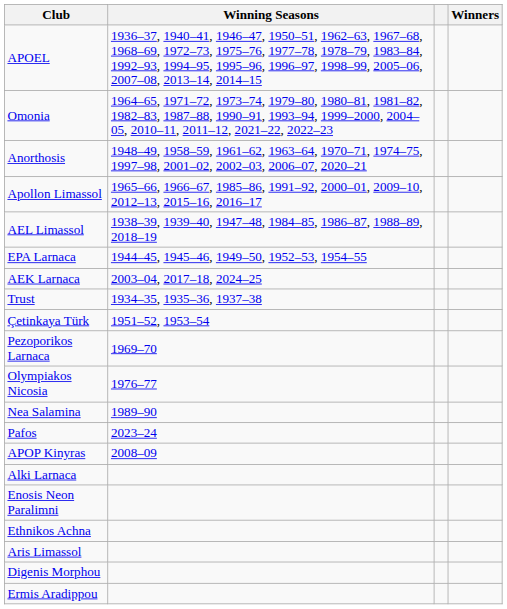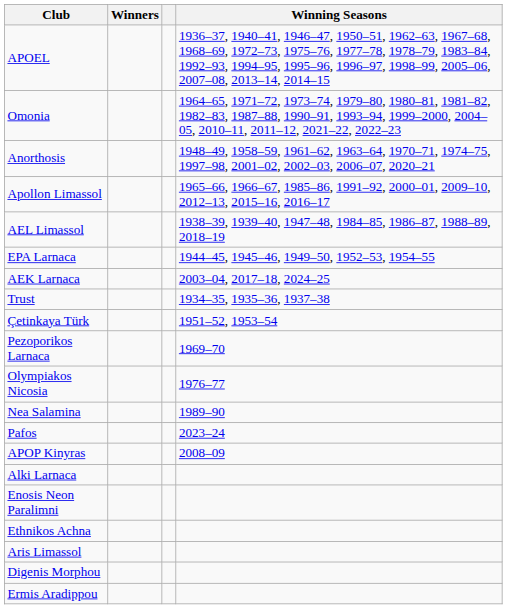columns swapped: (475, 14) <-> (271, 14)
